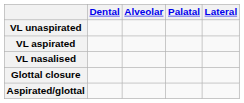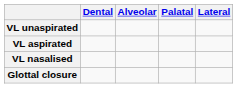- row: (46, 91)
